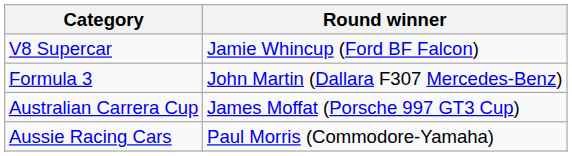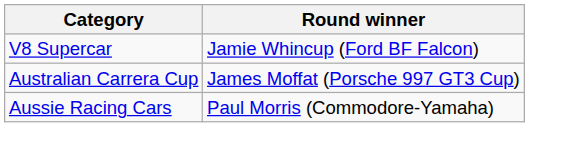- row: (51, 78)
